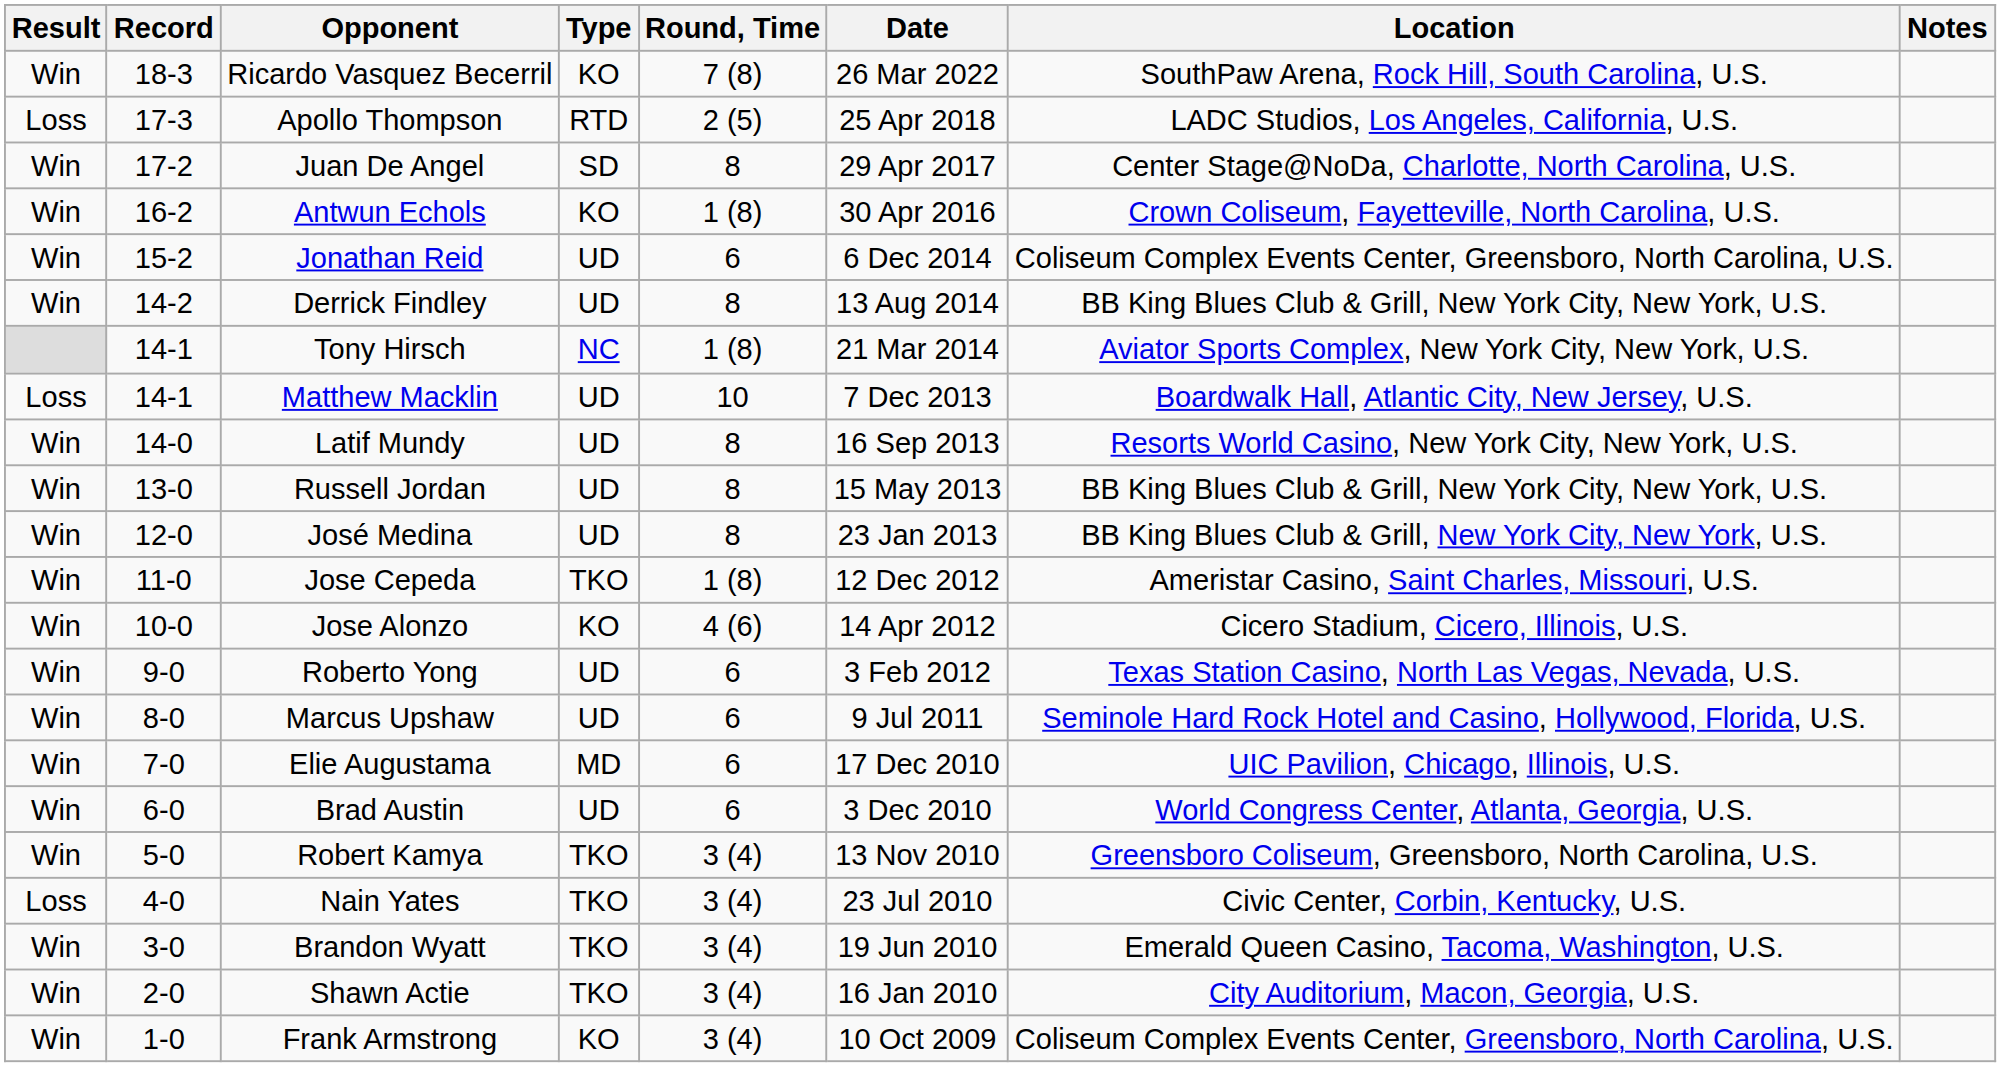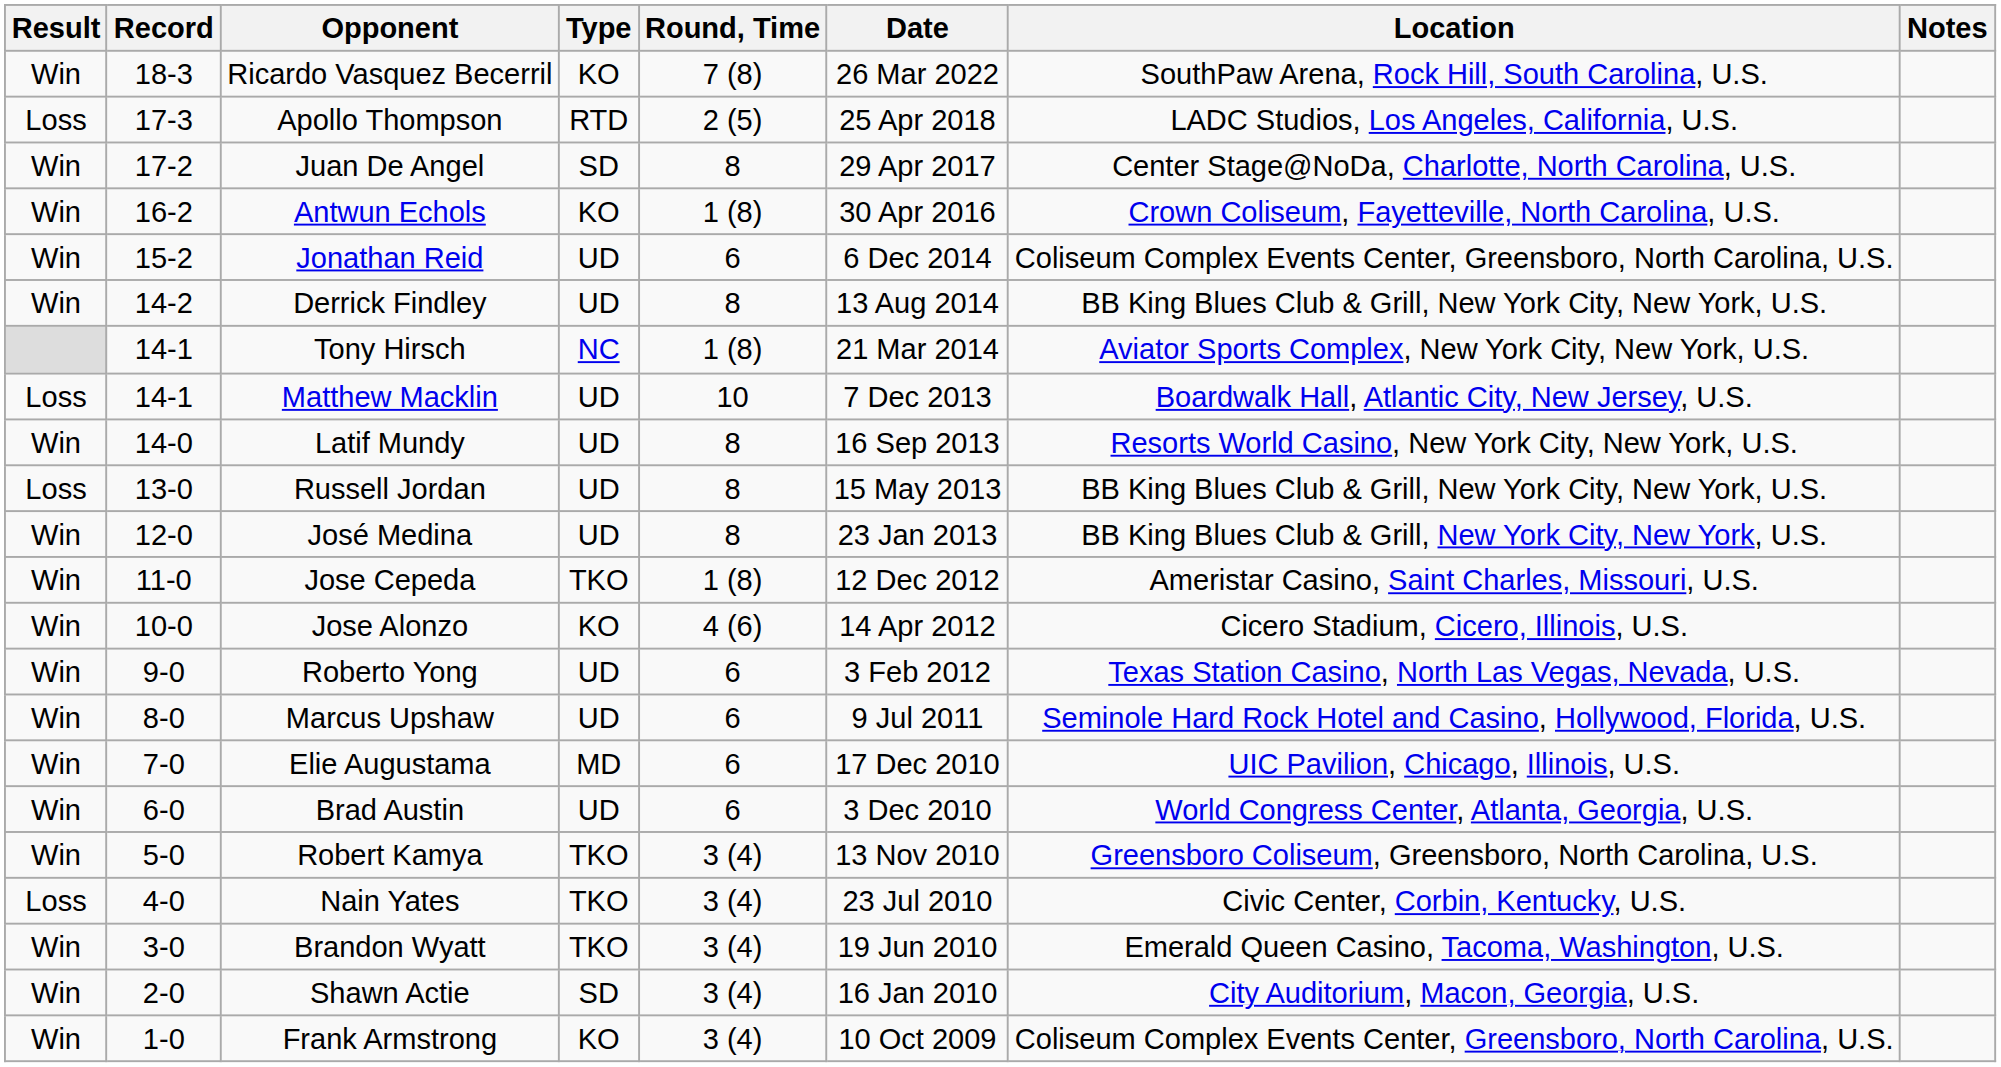(56, 488) Win -> (56, 488) Loss
(599, 993) TKO -> (599, 993) SD
